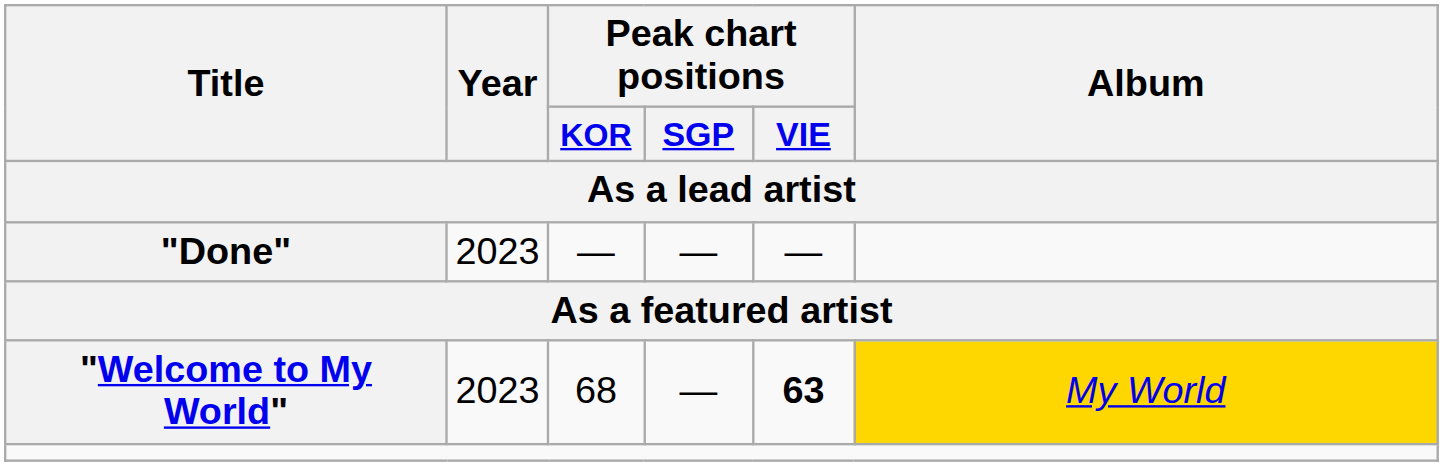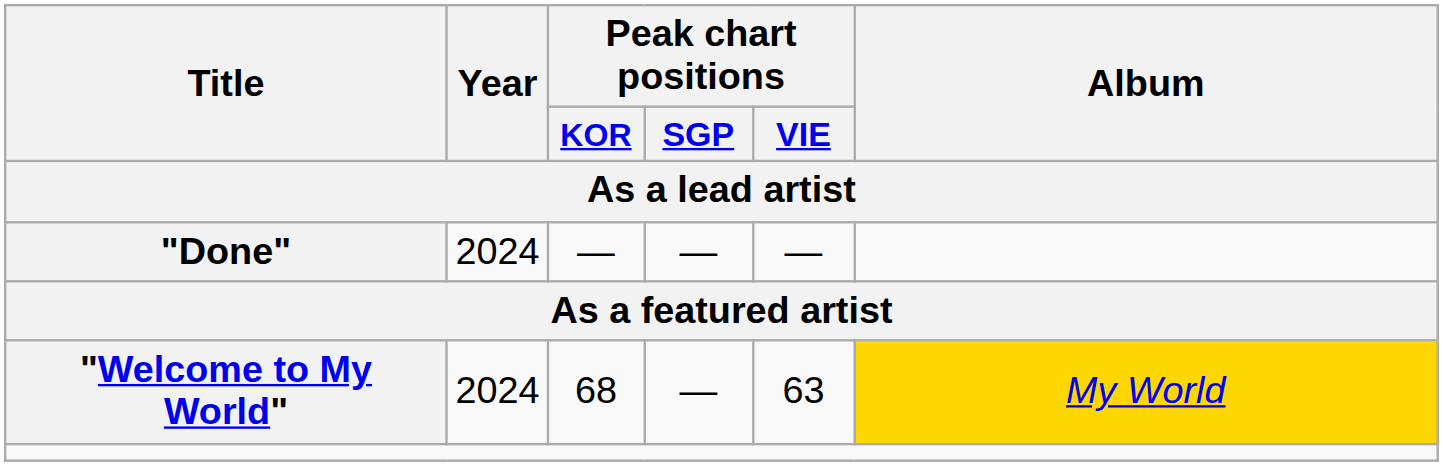(497, 250) 2023 -> (497, 250) 2024
(497, 391) 2023 -> (497, 391) 2024
(803, 391) bold -> (803, 391) normal
